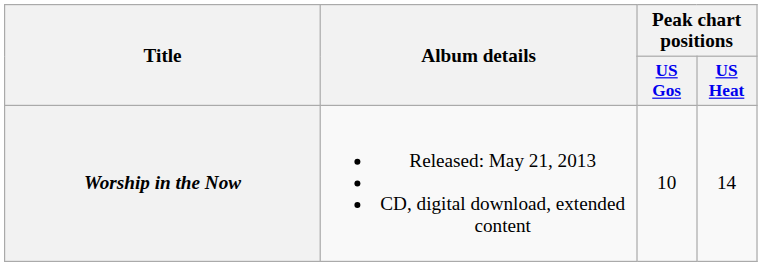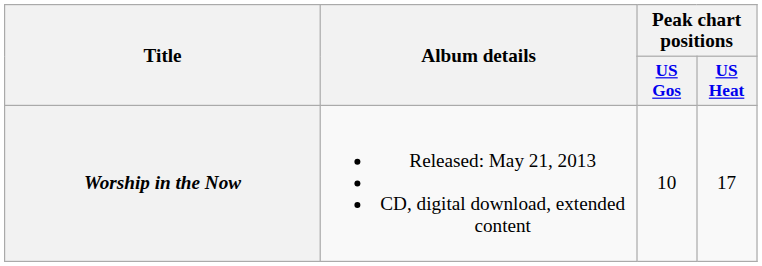(727, 183) 14 -> (727, 183) 17
